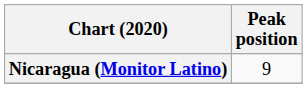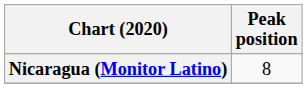(267, 68) 9 -> (267, 68) 8
